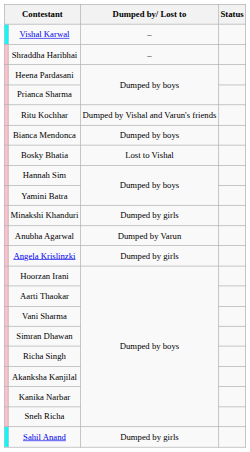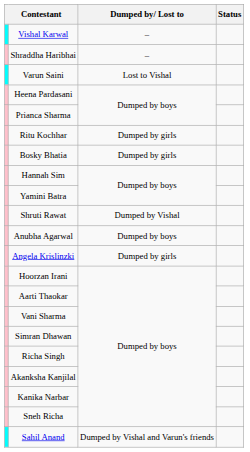+ row: (43, 74)
(149, 115) Dumped by Vishal and Varun's friends -> (147, 135) Dumped by girls
- row: (44, 135)
(149, 155) Lost to Vishal -> (147, 155) Dumped by girls
- row: (44, 215)
+ row: (43, 215)
(149, 235) Dumped by Varun -> (147, 235) Dumped by boys
(149, 436) Dumped by girls -> (147, 436) Dumped by Vishal and Varun's friends
